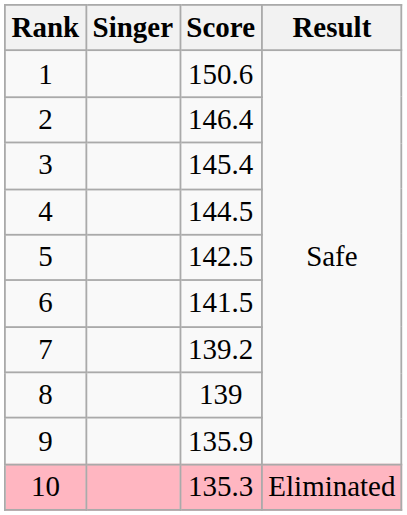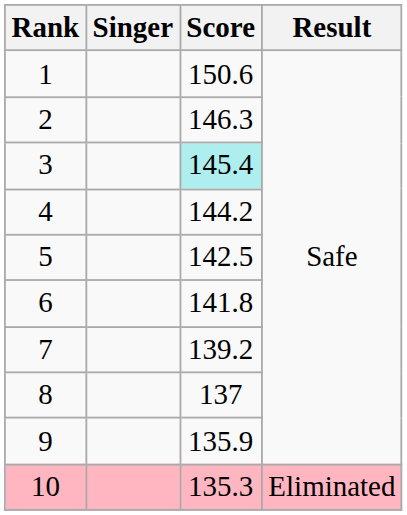(221, 119) 146.4 -> (221, 119) 146.3
(221, 165) no background -> (221, 165) paleturquoise background
(221, 211) 144.5 -> (221, 211) 144.2
(221, 303) 141.5 -> (221, 303) 141.8
(221, 394) 139 -> (221, 394) 137
